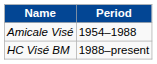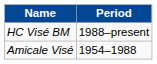rows swapped: (40, 31) <-> (38, 50)
